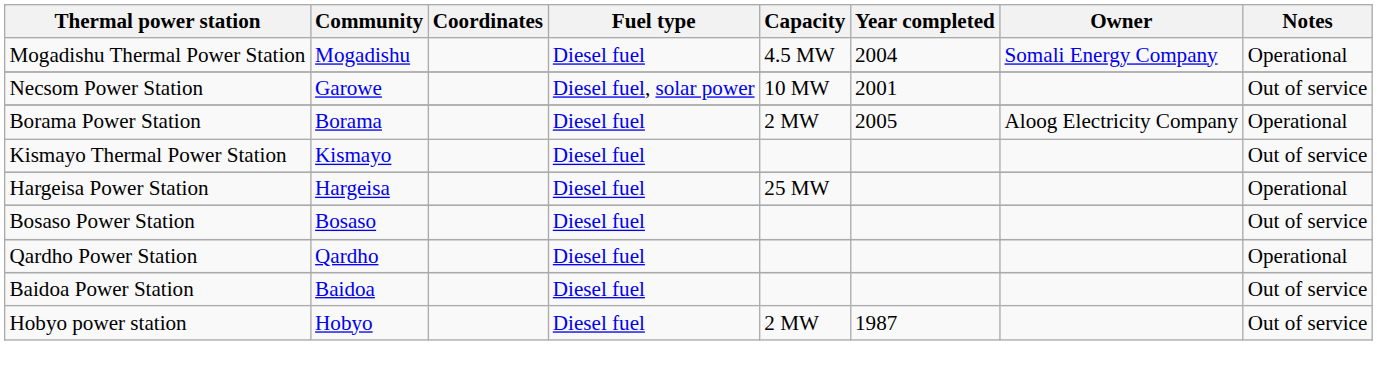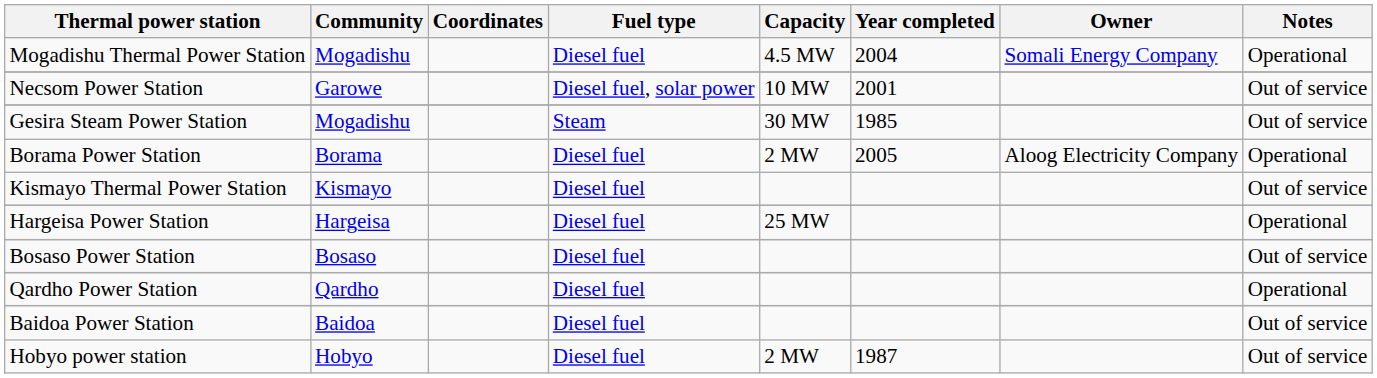+ row: (128, 121)
